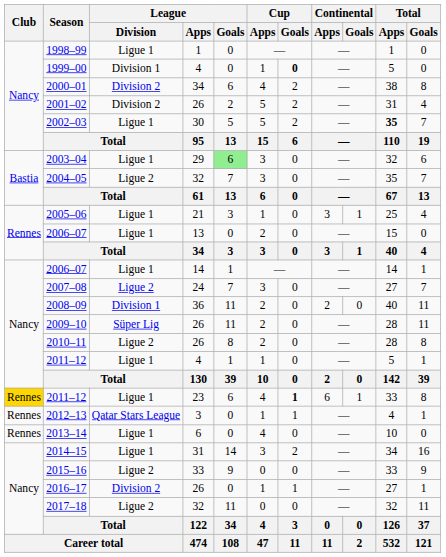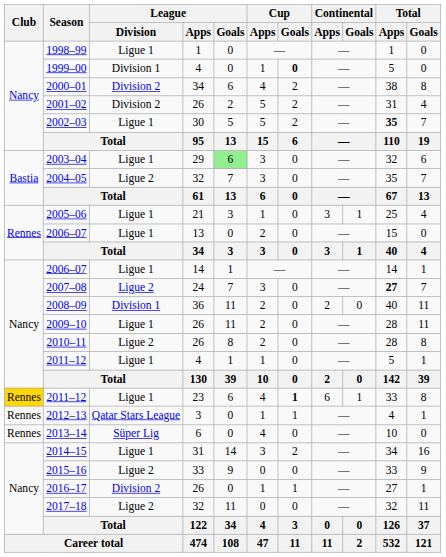(391, 287) normal -> (391, 287) bold
(136, 324) Süper Lig -> (136, 324) Ligue 1
(136, 433) Ligue 1 -> (136, 433) Süper Lig
